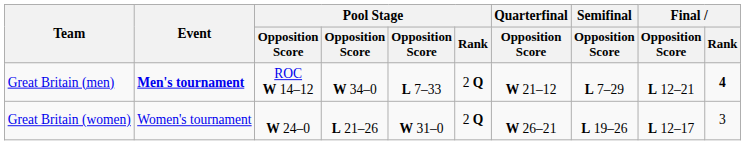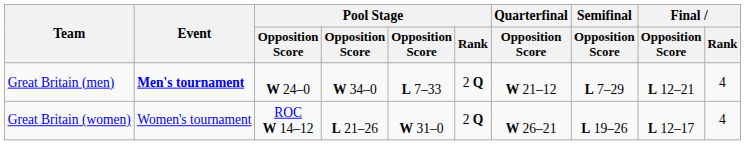(288, 82) ROC W 14–12 -> (288, 90) W 24–0
(723, 82) bold -> (723, 82) normal
(288, 128) W 24–0 -> (288, 120) ROC W 14–12
(723, 120) 3 -> (723, 120) 4
